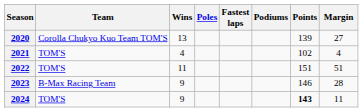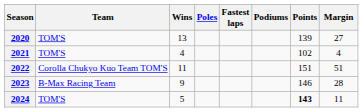(103, 37) Corolla Chukyo Kuo Team TOM'S -> (52, 37) TOM'S
(52, 68) TOM'S -> (103, 68) Corolla Chukyo Kuo Team TOM'S
(182, 98) 9 -> (182, 98) 5
